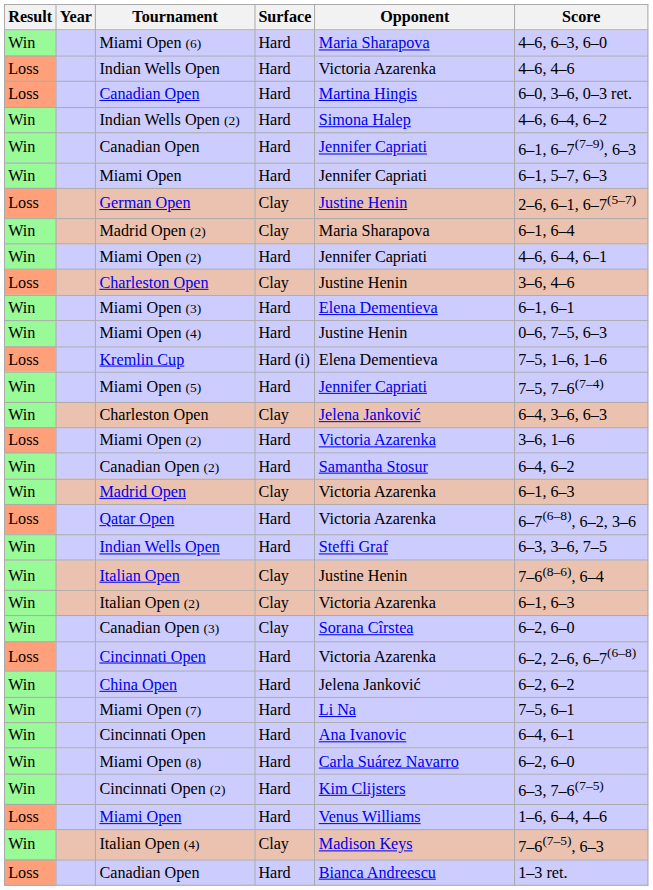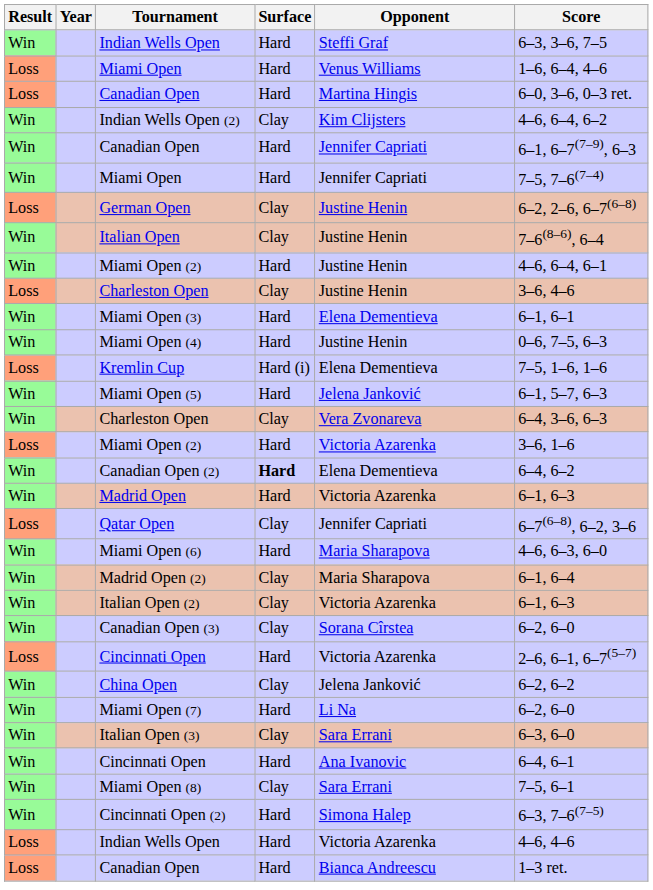rows swapped: (22, 547) <-> (22, 42)
rows swapped: (23, 816) <-> (23, 68)
(275, 119) Hard -> (274, 119) Clay
(365, 119) Simona Halep -> (362, 119) Kim Clijsters
(563, 175) 6–1, 5–7, 6–3 -> (561, 177) 7–5, 7–6(7–4)
(577, 203) 2–6, 6–1, 6–7(5–7) -> (577, 207) 6–2, 2–6, 6–7(6–8)
rows swapped: (22, 575) <-> (22, 231)
(373, 256) Jennifer Capriati -> (363, 265) Justine Henin
(373, 387) Jennifer Capriati -> (370, 393) Jelena Janković
(561, 387) 7–5, 7–6(7–4) -> (563, 393) 6–1, 5–7, 6–3
(370, 414) Jelena Janković -> (370, 419) Vera Zvonareva
(275, 466) normal -> (277, 470) bold
(373, 466) Samantha Stosur -> (378, 470) Elena Dementieva
(274, 491) Clay -> (275, 496) Hard
(275, 519) Hard -> (274, 523) Clay
(377, 519) Victoria Azarenka -> (373, 523) Jennifer Capriati
(577, 656) 6–2, 2–6, 6–7(6–8) -> (577, 656) 2–6, 6–1, 6–7(5–7)
(275, 684) Hard -> (274, 684) Clay
(546, 709) 7–5, 6–1 -> (546, 709) 6–2, 6–0
+ row: (22, 735)
(275, 761) Hard -> (274, 786) Clay
(389, 761) Carla Suárez Navarro -> (355, 786) Sara Errani
(546, 761) 6–2, 6–0 -> (546, 786) 7–5, 6–1
(362, 788) Kim Clijsters -> (365, 814) Simona Halep
- row: (22, 844)
